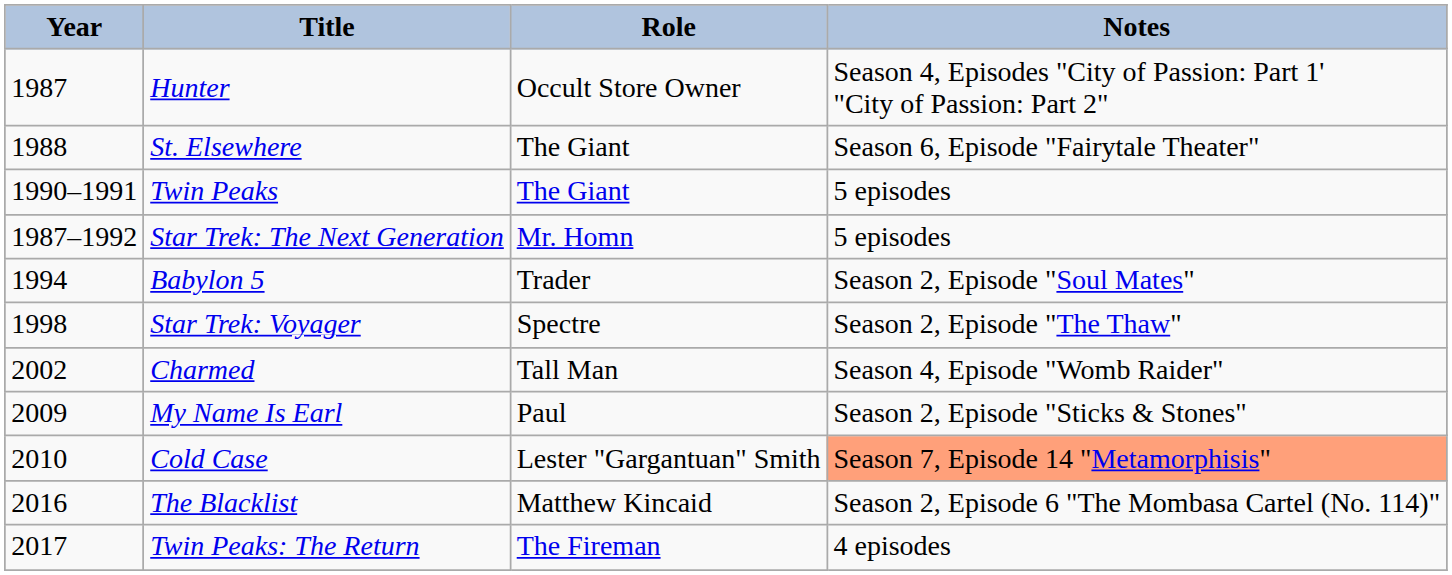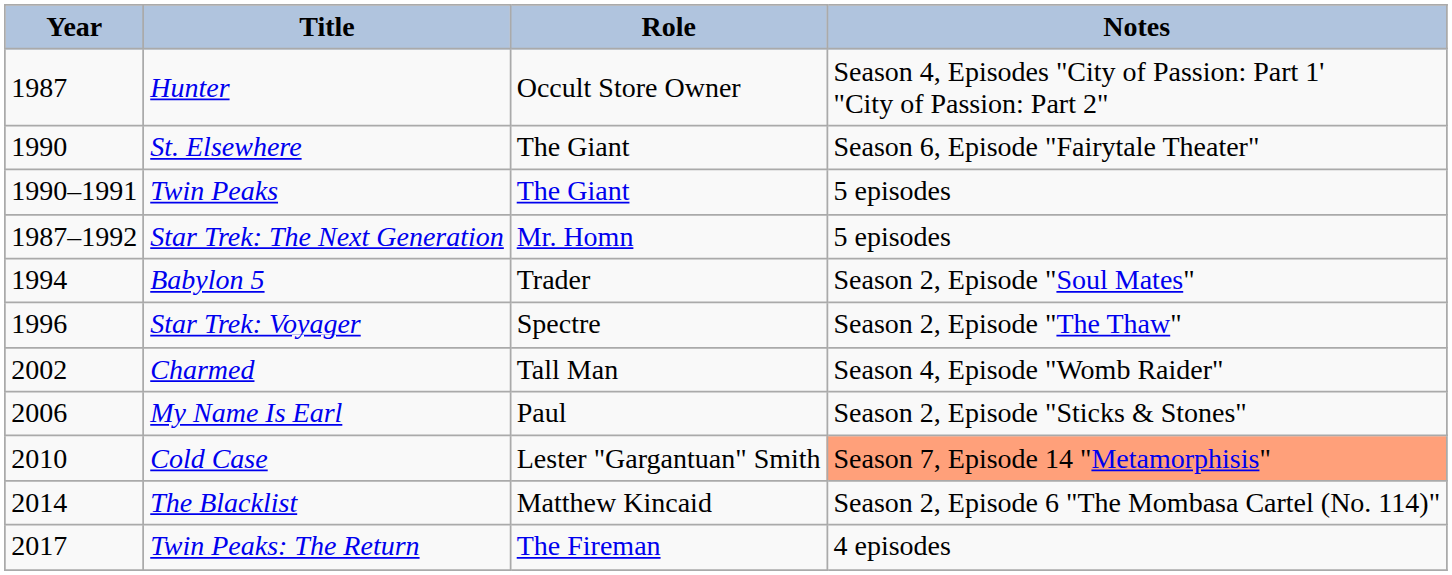(39, 147) 1988 -> (39, 147) 1990
(39, 324) 1998 -> (39, 324) 1996
(39, 413) 2009 -> (39, 413) 2006
(39, 502) 2016 -> (39, 502) 2014
